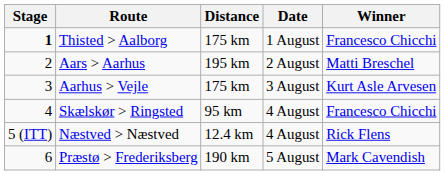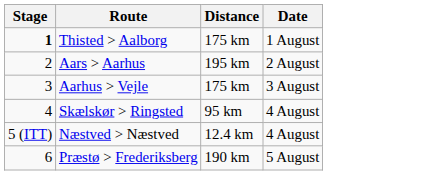- column: (381, 16)
